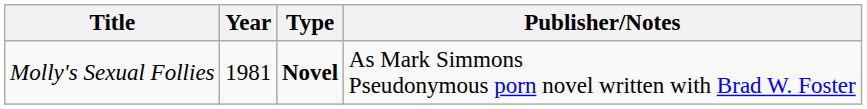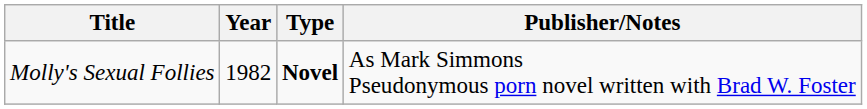(248, 72) 1981 -> (248, 72) 1982
